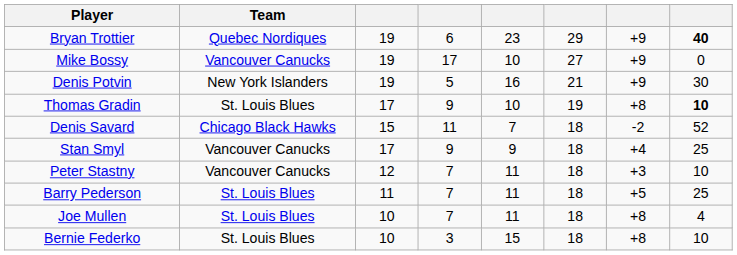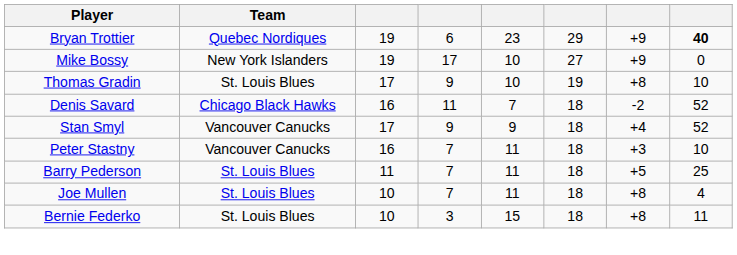(268, 60) Vancouver Canucks -> (268, 60) New York Islanders
- row: (92, 82)
(701, 104) bold -> (701, 82) normal
(387, 127) 15 -> (387, 104) 16
(701, 149) 25 -> (701, 127) 52
(387, 171) 12 -> (387, 149) 16
(701, 238) 10 -> (701, 216) 11
